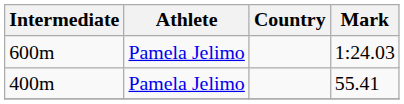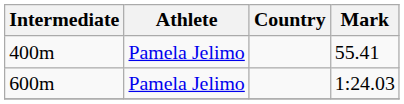rows swapped: (32, 83) <-> (32, 51)
